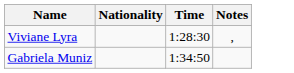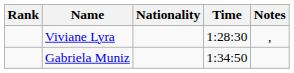+ column: (23, 15)
